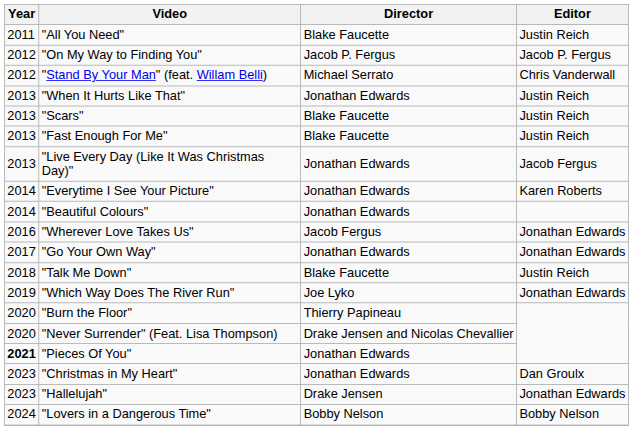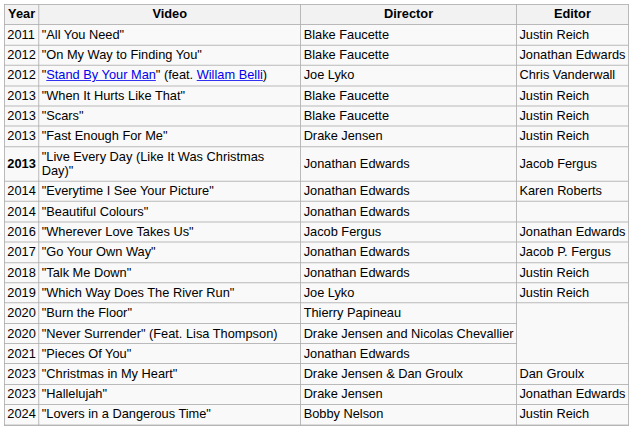(349, 55) Jacob P. Fergus -> (346, 55) Blake Faucette
(565, 55) Jacob P. Fergus -> (572, 55) Jonathan Edwards
(348, 75) Michael Serrato -> (329, 75) Joe Lyko
(357, 95) Jonathan Edwards -> (346, 95) Blake Faucette
(346, 136) Blake Faucette -> (343, 136) Drake Jensen
(22, 163) normal -> (22, 163) bold
(572, 252) Jonathan Edwards -> (565, 252) Jacob P. Fergus
(346, 272) Blake Faucette -> (357, 272) Jonathan Edwards
(572, 292) Jonathan Edwards -> (554, 292) Justin Reich
(22, 353) bold -> (22, 353) normal
(357, 374) Jonathan Edwards -> (383, 374) Drake Jensen & Dan Groulx
(559, 414) Bobby Nelson -> (554, 414) Justin Reich
